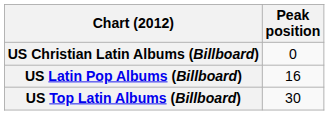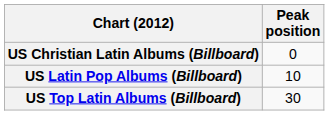(293, 76) 16 -> (293, 76) 10
